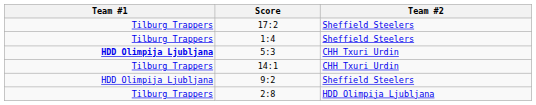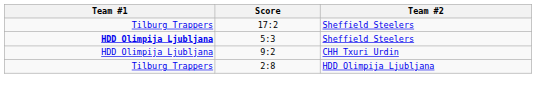- row: (268, 39)
(361, 53) CHH Txuri Urdin -> (368, 39) Sheffield Steelers
- row: (268, 66)
(368, 80) Sheffield Steelers -> (361, 53) CHH Txuri Urdin
